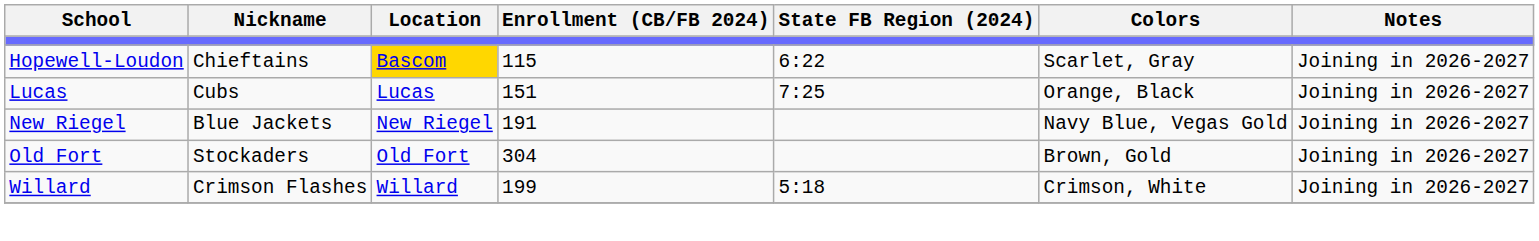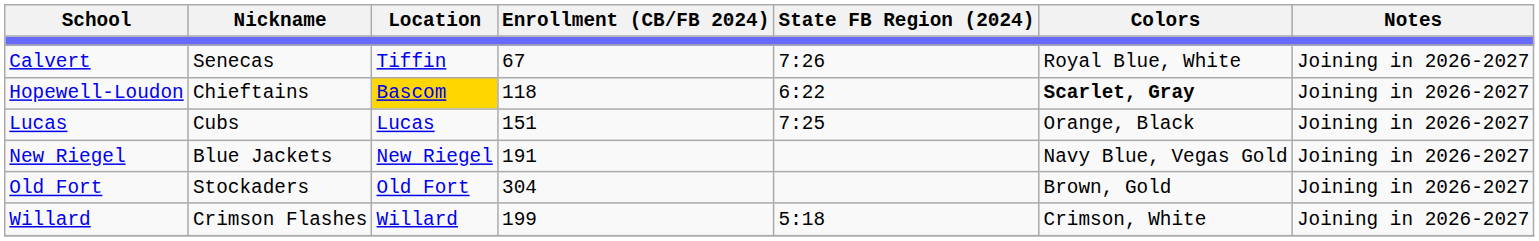+ row: (50, 61)
(519, 61) 115 -> (519, 93) 118
(1119, 61) normal -> (1119, 93) bold
